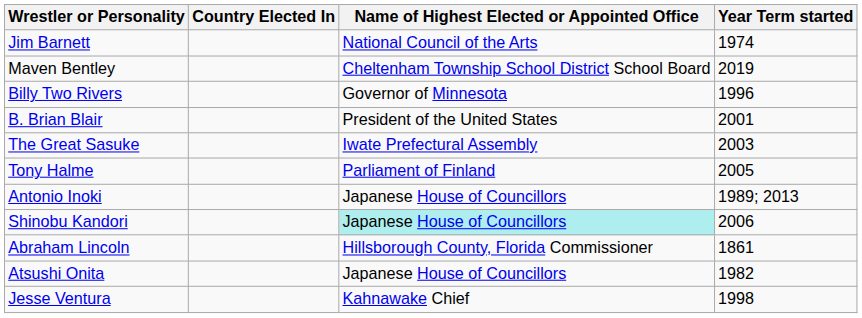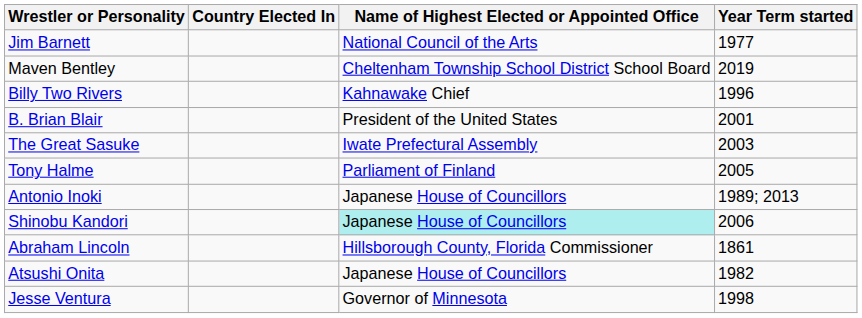(736, 42) 1974 -> (736, 42) 1977
(425, 94) Governor of Minnesota -> (406, 94) Kahnawake Chief
(406, 299) Kahnawake Chief -> (425, 299) Governor of Minnesota
